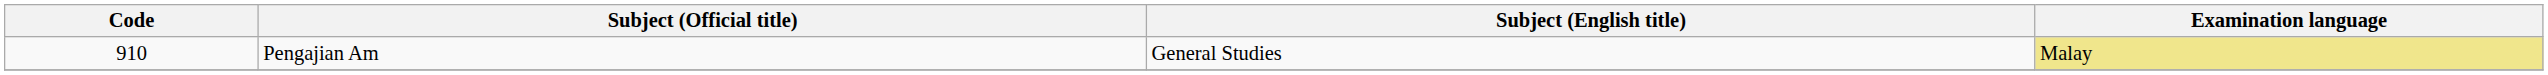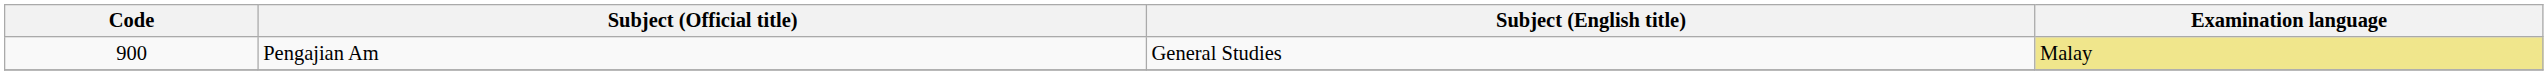(132, 53) 910 -> (132, 53) 900
